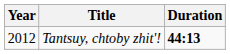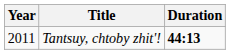(22, 37) 2012 -> (22, 37) 2011
